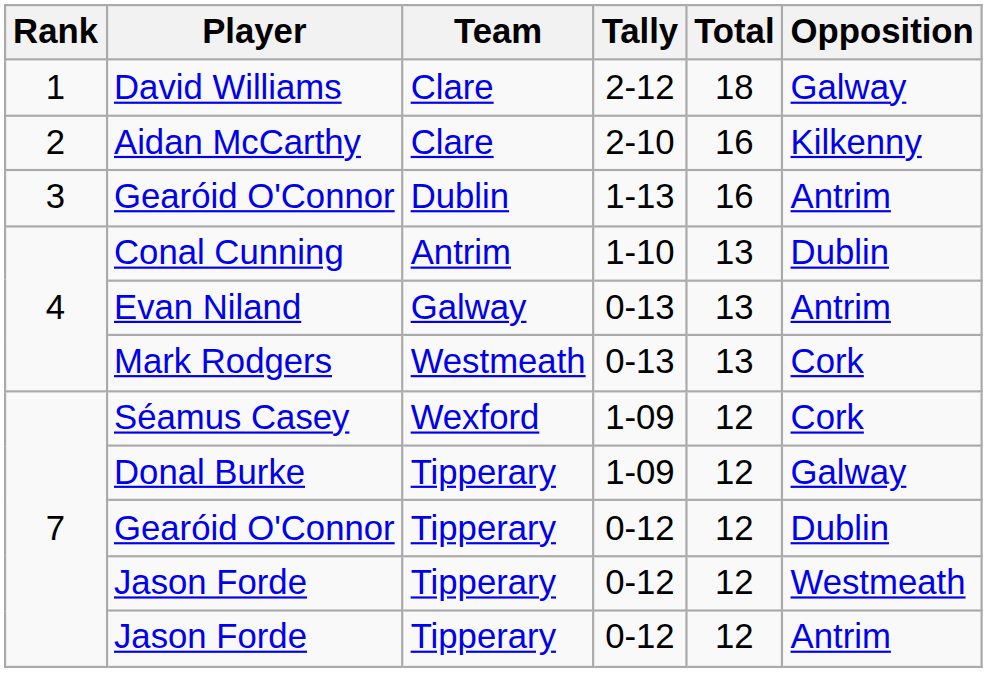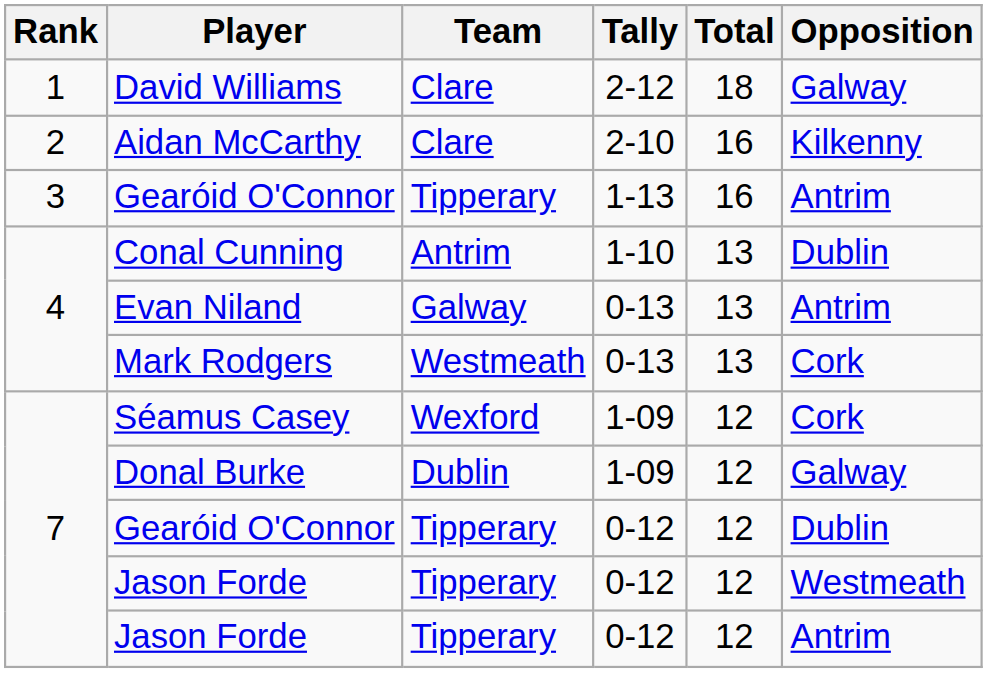(460, 197) Dublin -> (483, 197) Tipperary
(483, 472) Tipperary -> (460, 472) Dublin
